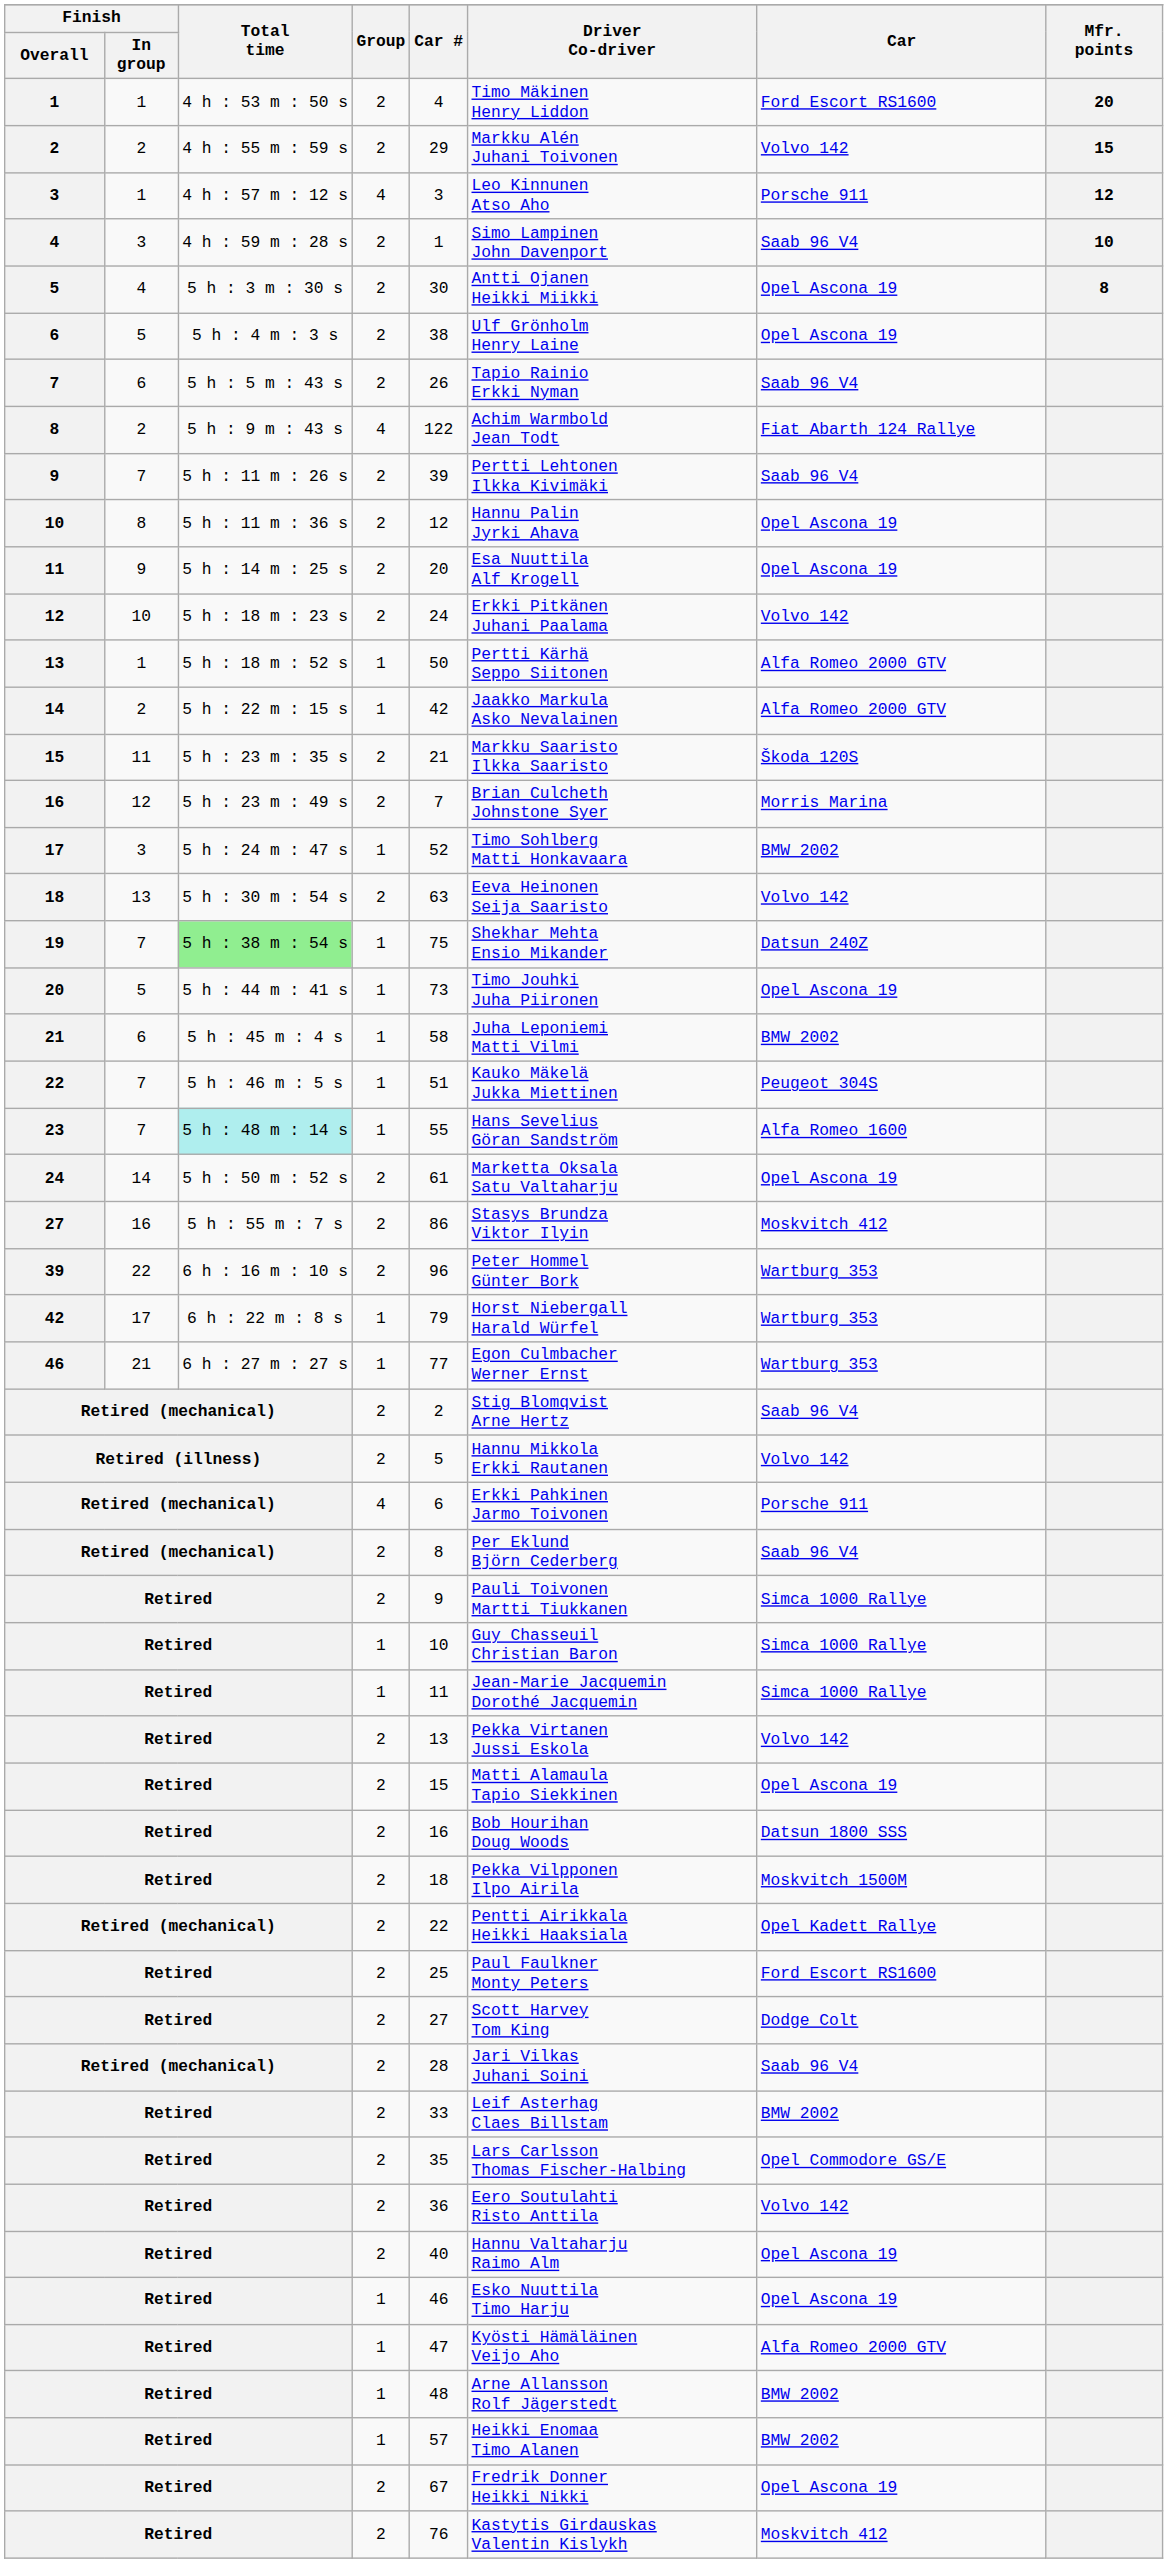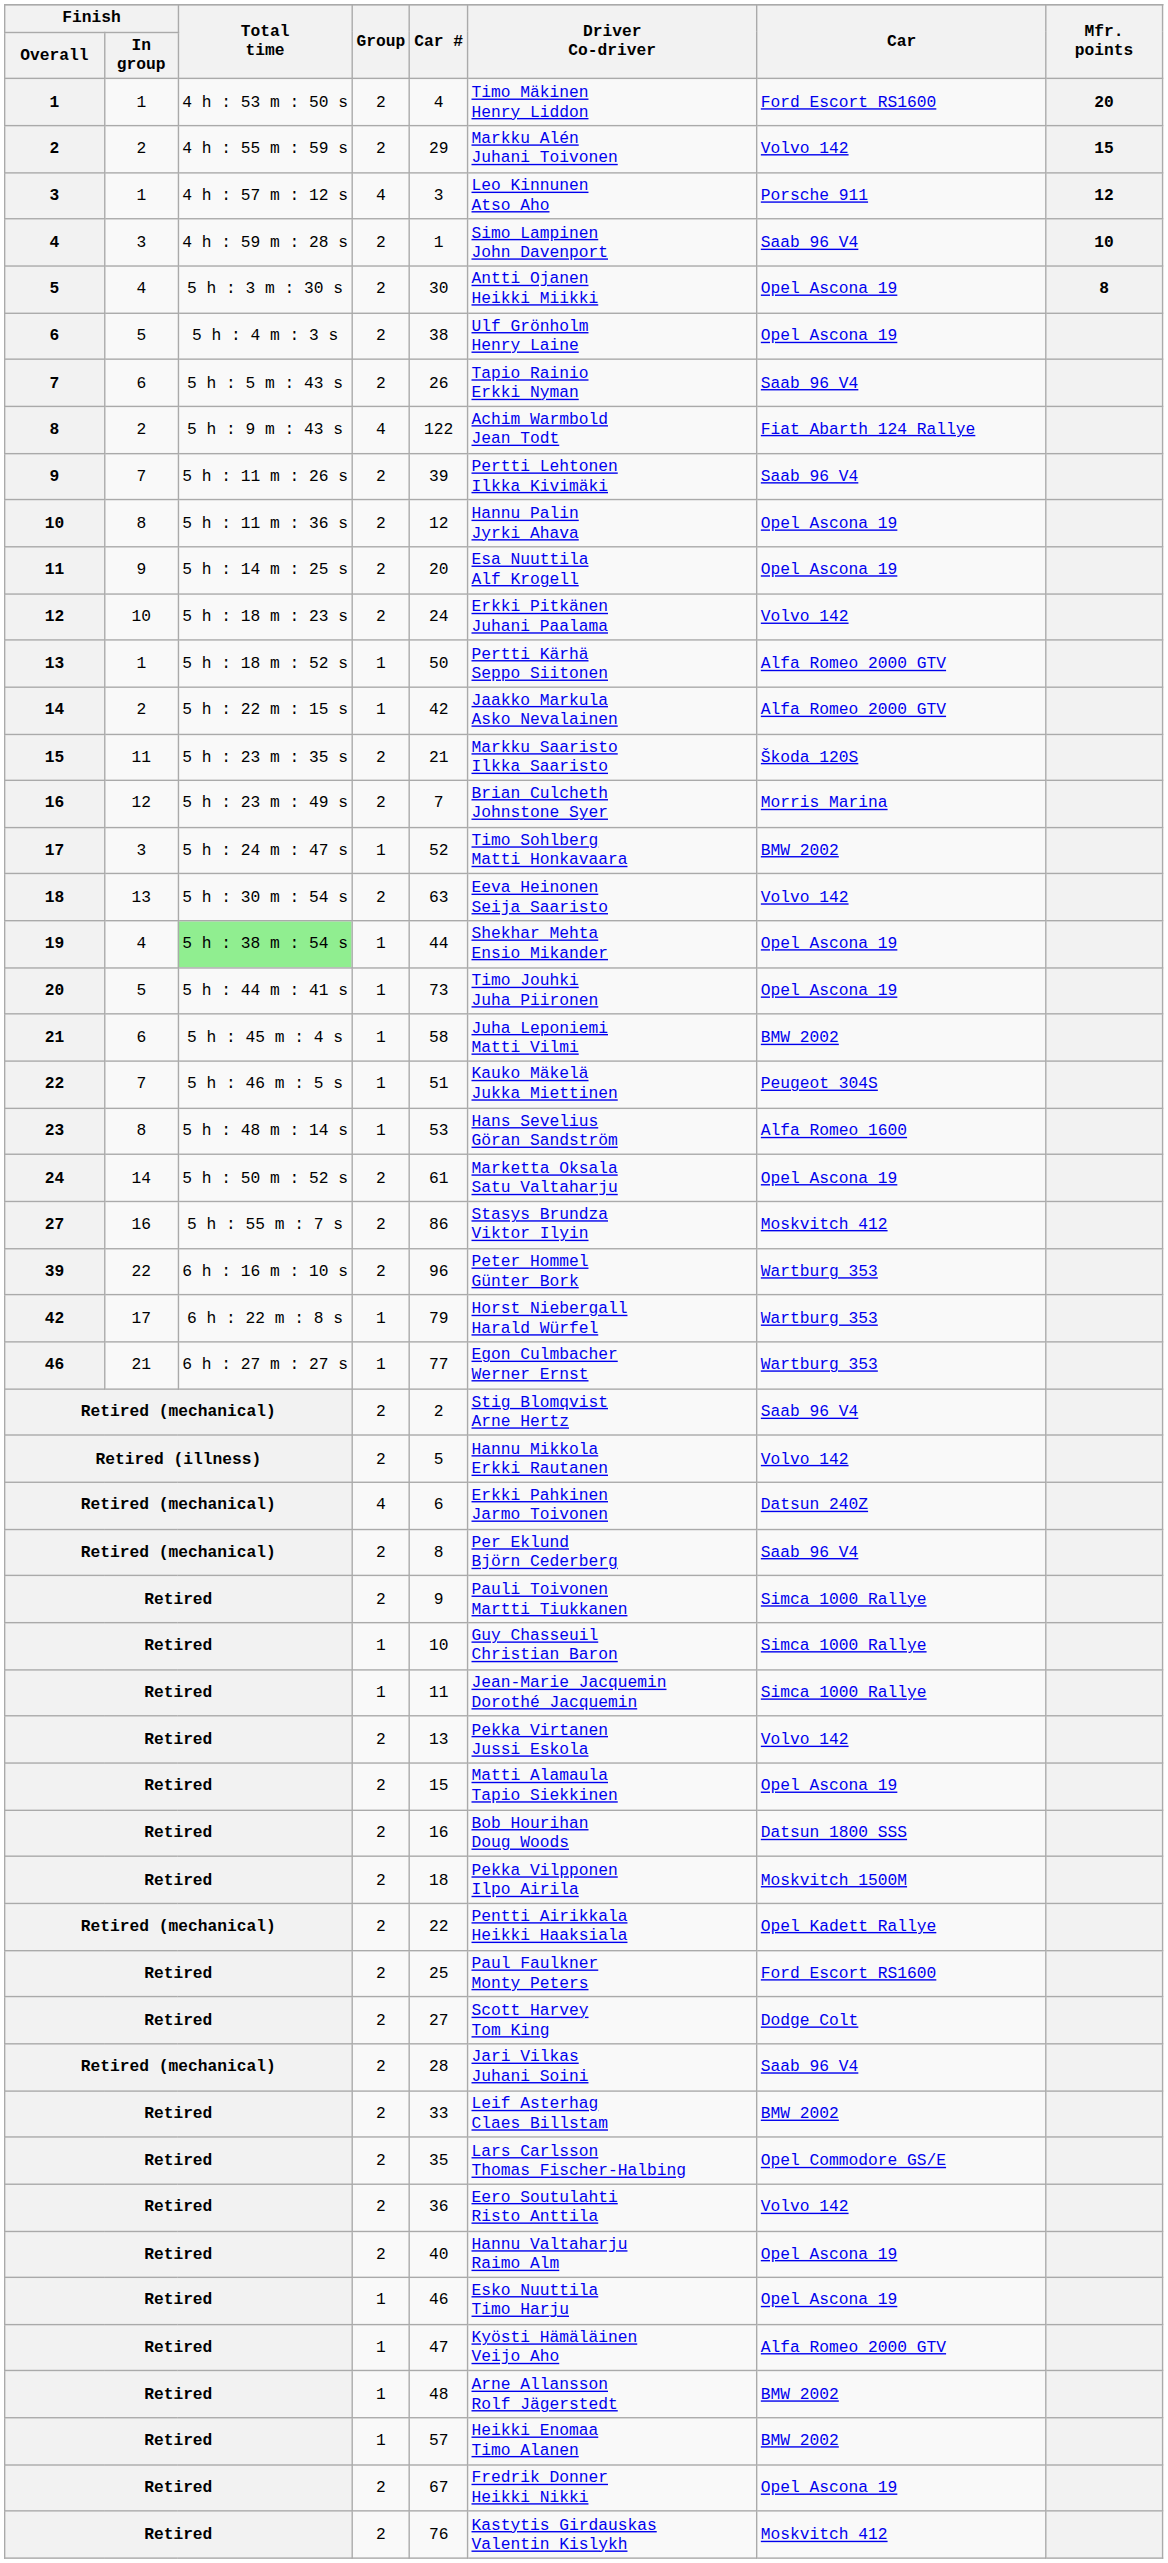(141, 944) 7 -> (141, 944) 4
(439, 944) 75 -> (439, 944) 44
(814, 944) Datsun 240Z -> (829, 944) Opel Ascona 19
(141, 1131) 7 -> (141, 1131) 8
(265, 1131) paleturquoise background -> (265, 1131) no background
(439, 1131) 55 -> (439, 1131) 53
(814, 1505) Porsche 911 -> (814, 1505) Datsun 240Z
